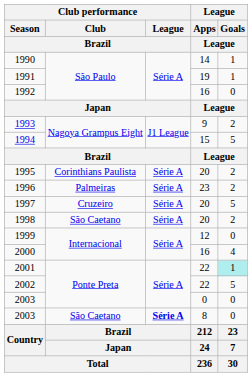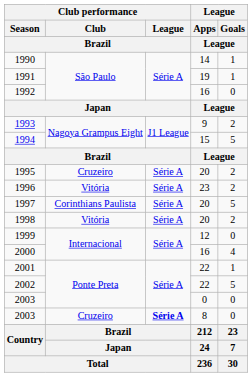(95, 172) Corinthians Paulista -> (95, 172) Cruzeiro
(95, 188) Palmeiras -> (95, 188) Vitória
(95, 204) Cruzeiro -> (95, 204) Corinthians Paulista
(95, 220) São Caetano -> (95, 220) Vitória
(233, 268) paleturquoise background -> (233, 268) no background
(95, 316) São Caetano -> (95, 316) Cruzeiro
